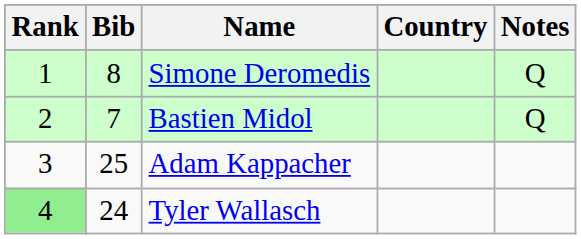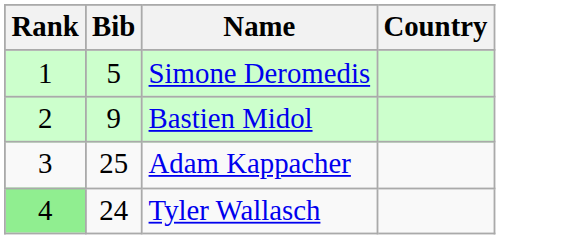- column: (535, 27)
(114, 73) 8 -> (114, 73) 5
(114, 118) 7 -> (114, 118) 9
